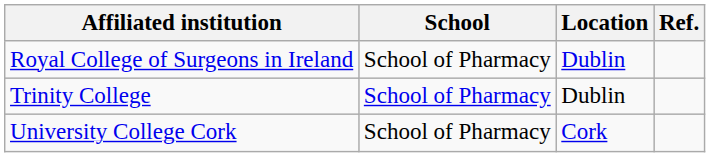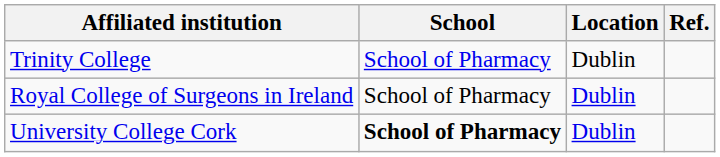rows swapped: (182, 59) <-> (80, 95)
(457, 132) normal -> (462, 132) bold
(584, 132) Cork -> (604, 132) Dublin
